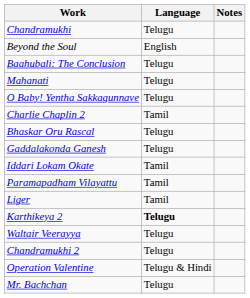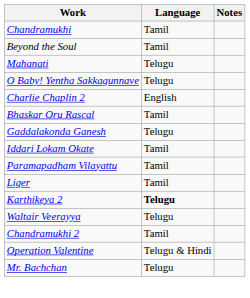(159, 30) Telugu -> (156, 30) Tamil
(160, 47) English -> (156, 47) Tamil
- row: (66, 64)
(156, 115) Tamil -> (160, 98) English
(159, 132) Telugu -> (156, 115) Tamil
(159, 251) Telugu -> (156, 234) Tamil
